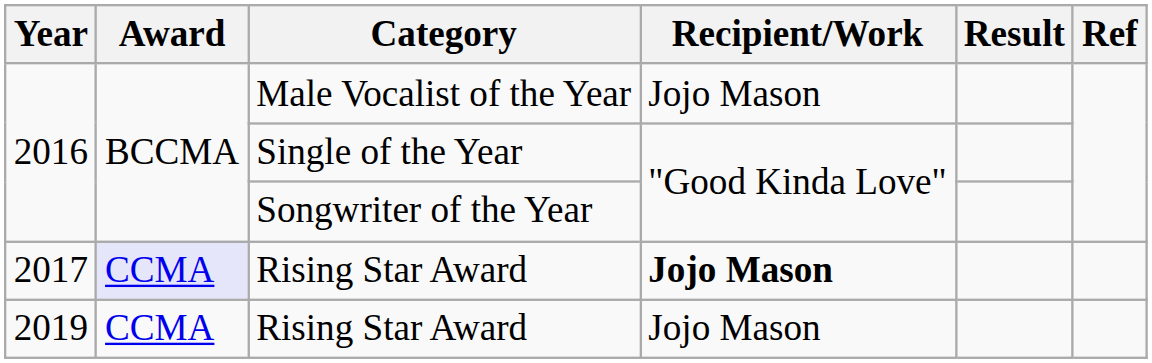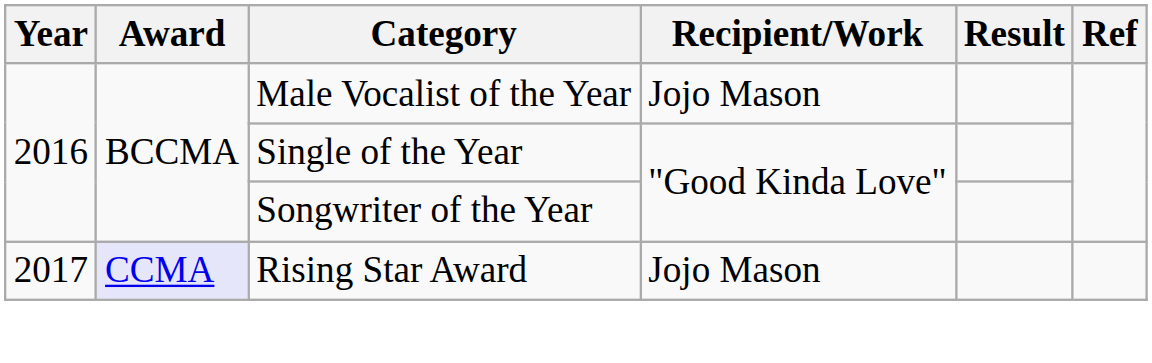(741, 269) bold -> (734, 269) normal
- row: (51, 328)
